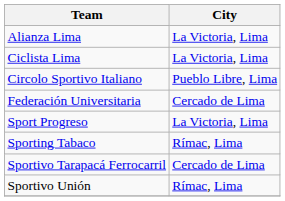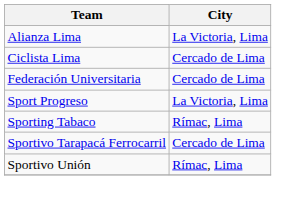(220, 57) La Victoria, Lima -> (219, 57) Cercado de Lima
- row: (75, 79)
